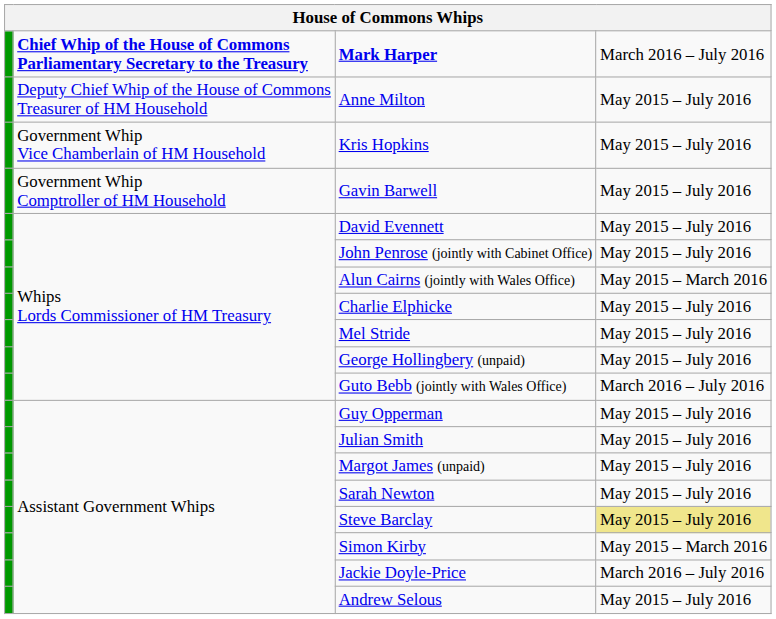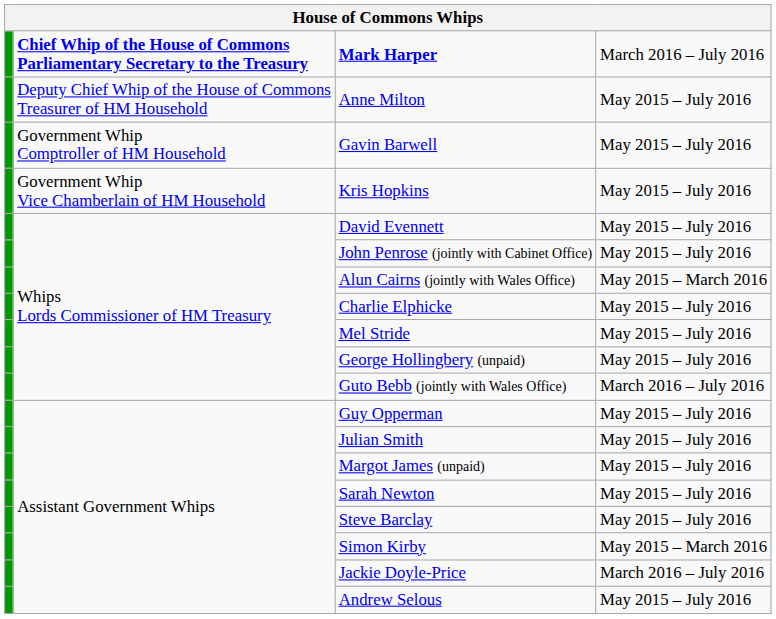rows swapped: (388, 190) <-> (384, 145)
(676, 519) khaki background -> (676, 519) no background
